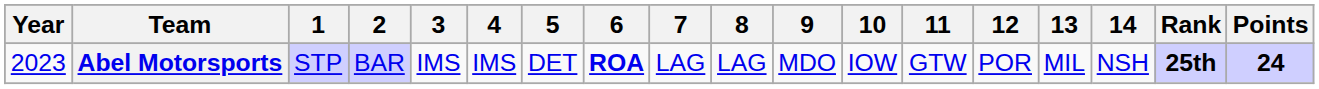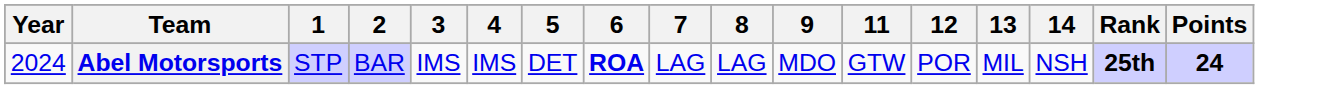- column: (872, 24)
(38, 63) 2023 -> (38, 63) 2024
